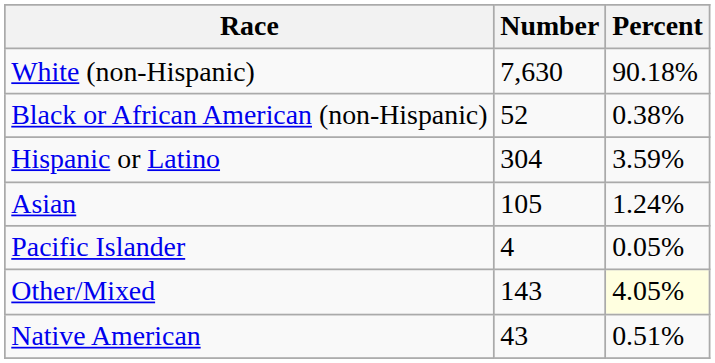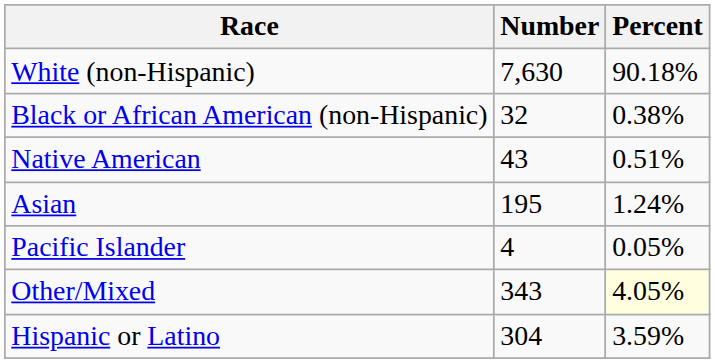(514, 114) 52 -> (514, 114) 32
rows swapped: (106, 335) <-> (116, 159)
(521, 203) 105 -> (521, 203) 195
(521, 291) 143 -> (521, 291) 343
